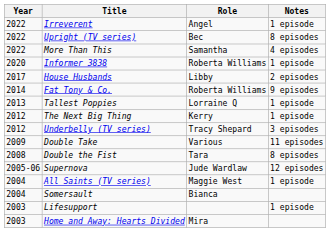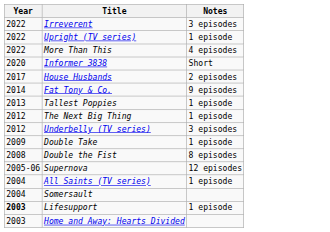- column: (227, 11)
(292, 24) 1 episode -> (213, 24) 3 episodes
(294, 37) 8 episodes -> (210, 37) 1 episode
(292, 63) 1 episode -> (201, 63) Short
(297, 142) 11 episodes -> (210, 142) 1 episode
(16, 208) normal -> (16, 208) bold
